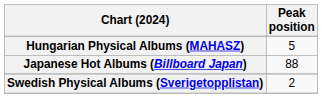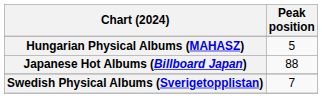(292, 83) 2 -> (292, 83) 7
